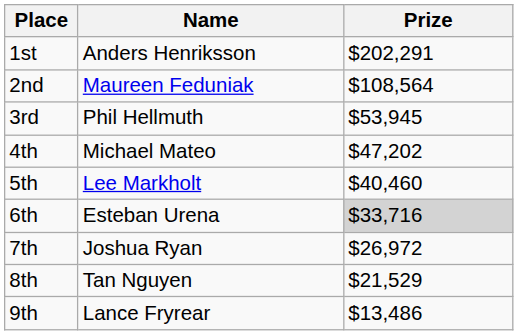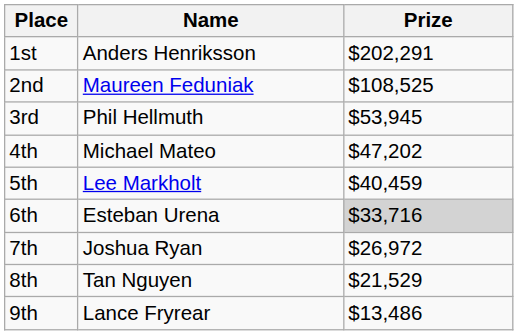(391, 85) $108,564 -> (391, 85) $108,525
(385, 183) $40,460 -> (385, 183) $40,459
